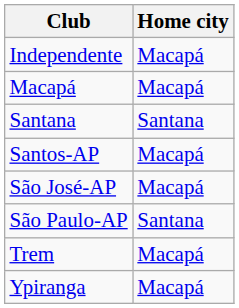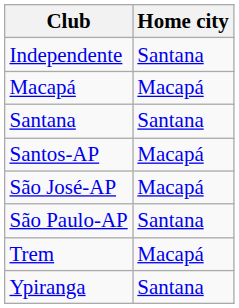(171, 54) Macapá -> (171, 54) Santana
(171, 287) Macapá -> (171, 287) Santana
